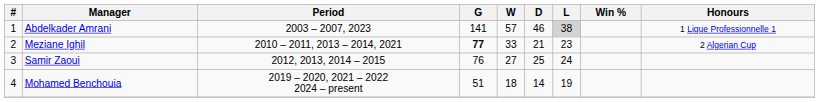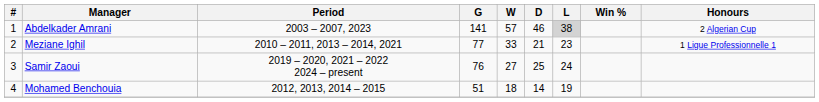(728, 29) 1 Ligue Professionnelle 1 -> (728, 29) 2 Algerian Cup
(478, 45) bold -> (478, 45) normal
(728, 45) 2 Algerian Cup -> (728, 45) 1 Ligue Professionnelle 1
(328, 61) 2012, 2013, 2014 – 2015 -> (328, 67) 2019 – 2020, 2021 – 2022 2024 – present
(328, 83) 2019 – 2020, 2021 – 2022 2024 – present -> (328, 89) 2012, 2013, 2014 – 2015
